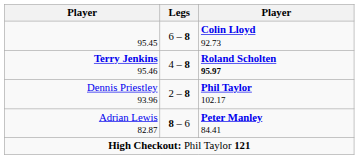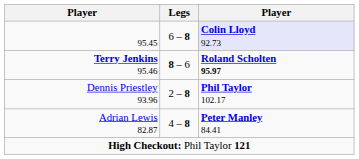(228, 36) no background -> (228, 36) lavender background
(179, 65) 4 – 8 -> (179, 65) 8 – 6
(179, 123) 8 – 6 -> (179, 123) 4 – 8
